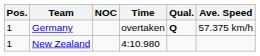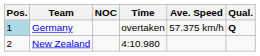columns swapped: (226, 12) <-> (182, 12)
(9, 28) no background -> (9, 28) lightblue background
(9, 44) 1 -> (9, 44) 2
